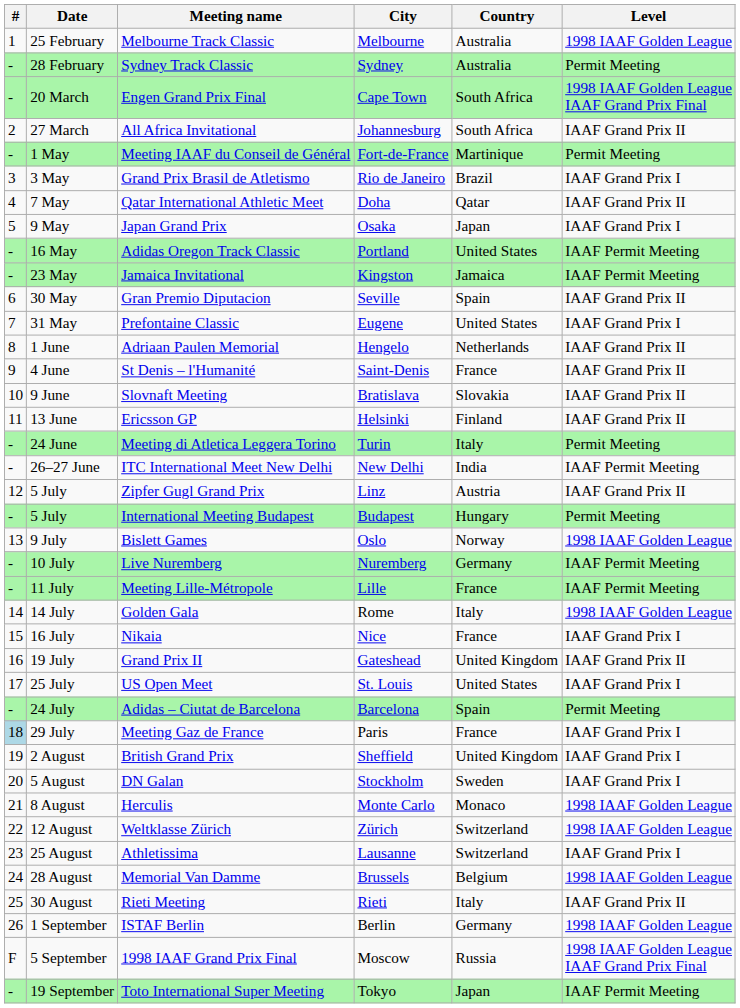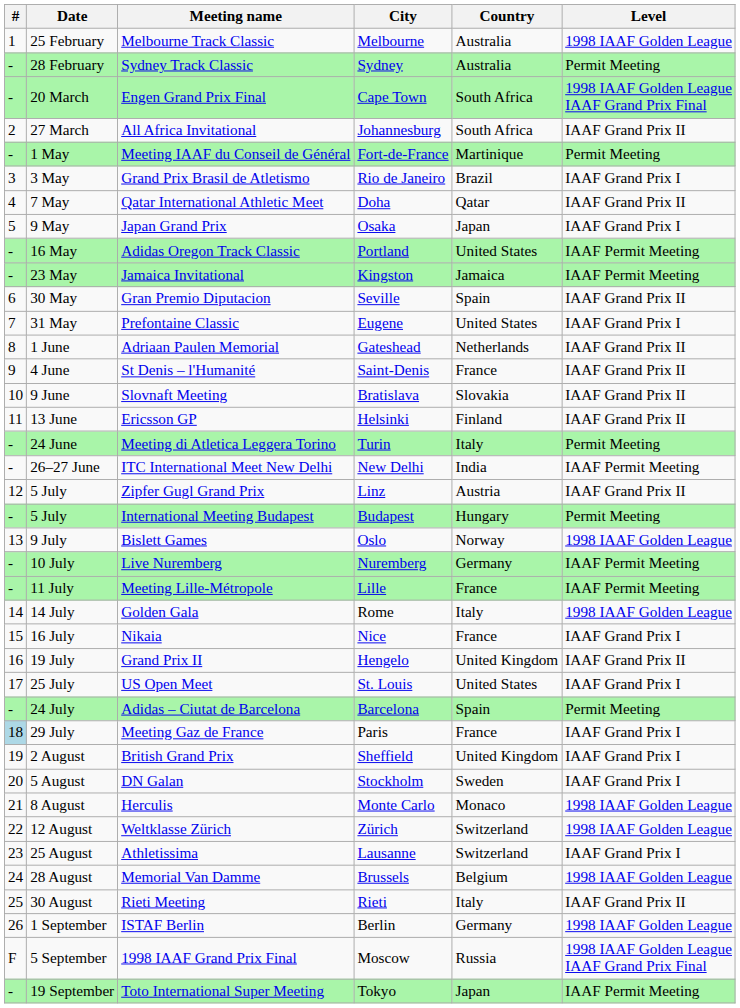(383, 347) Hengelo -> (389, 347) Gateshead
(389, 660) Gateshead -> (383, 660) Hengelo
